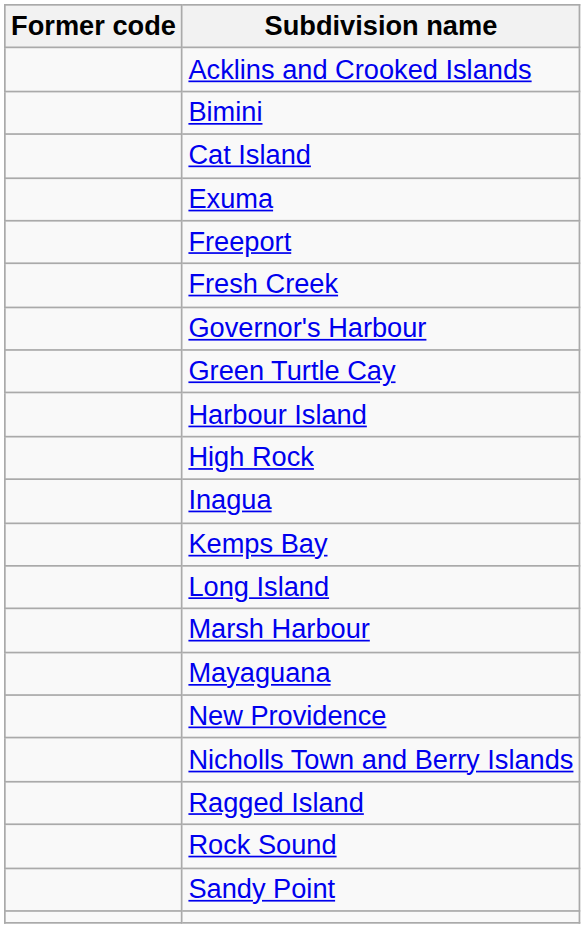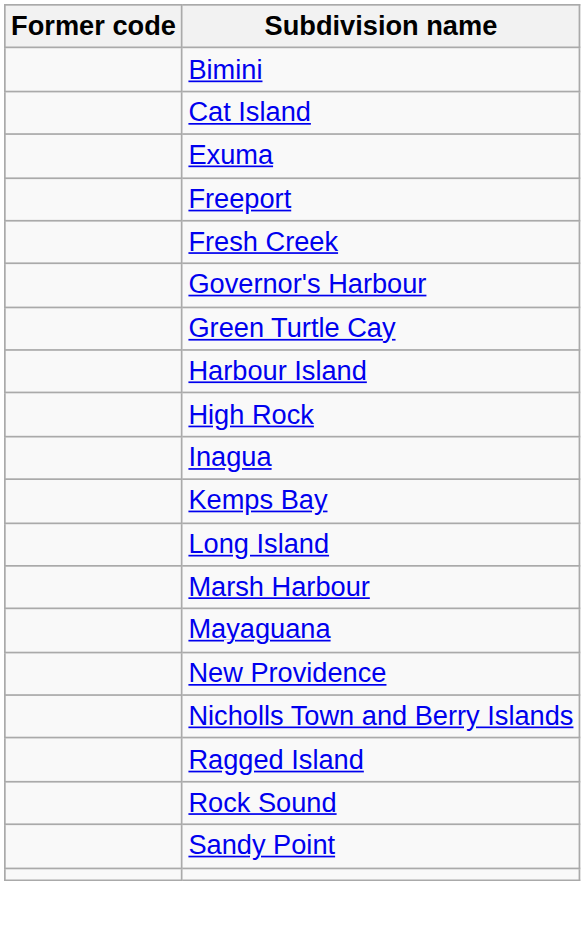- row: (360, 69)
